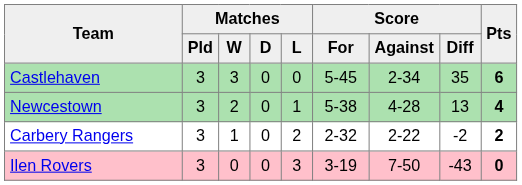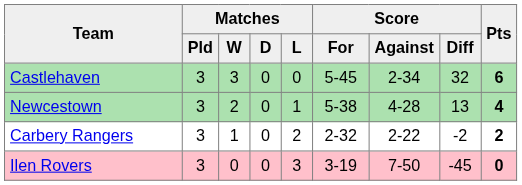(460, 77) 35 -> (460, 77) 32
(460, 165) -43 -> (460, 165) -45
